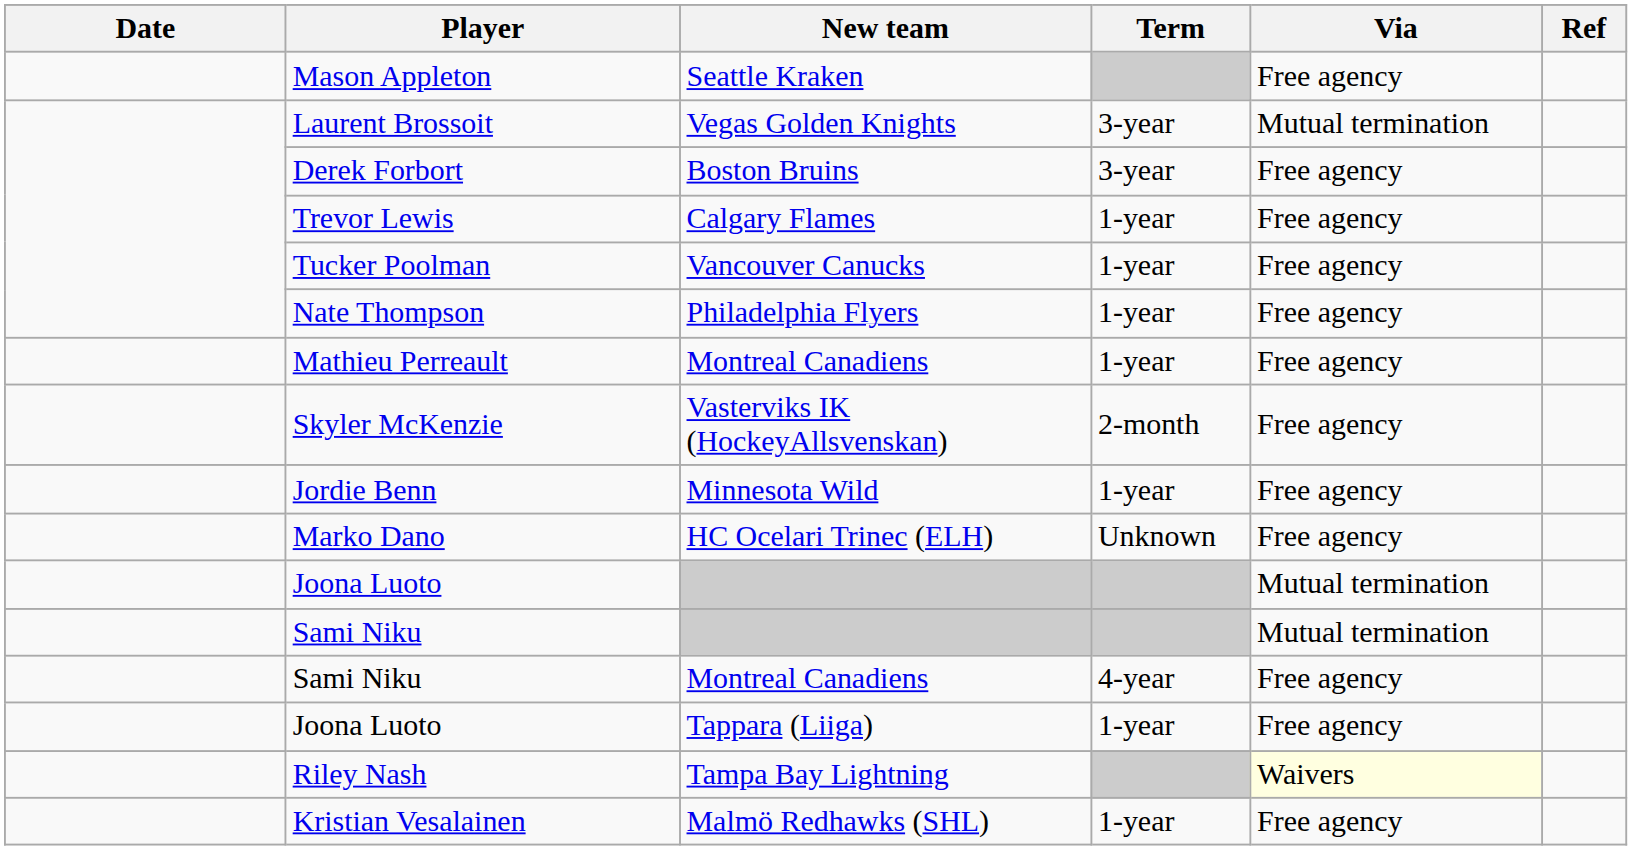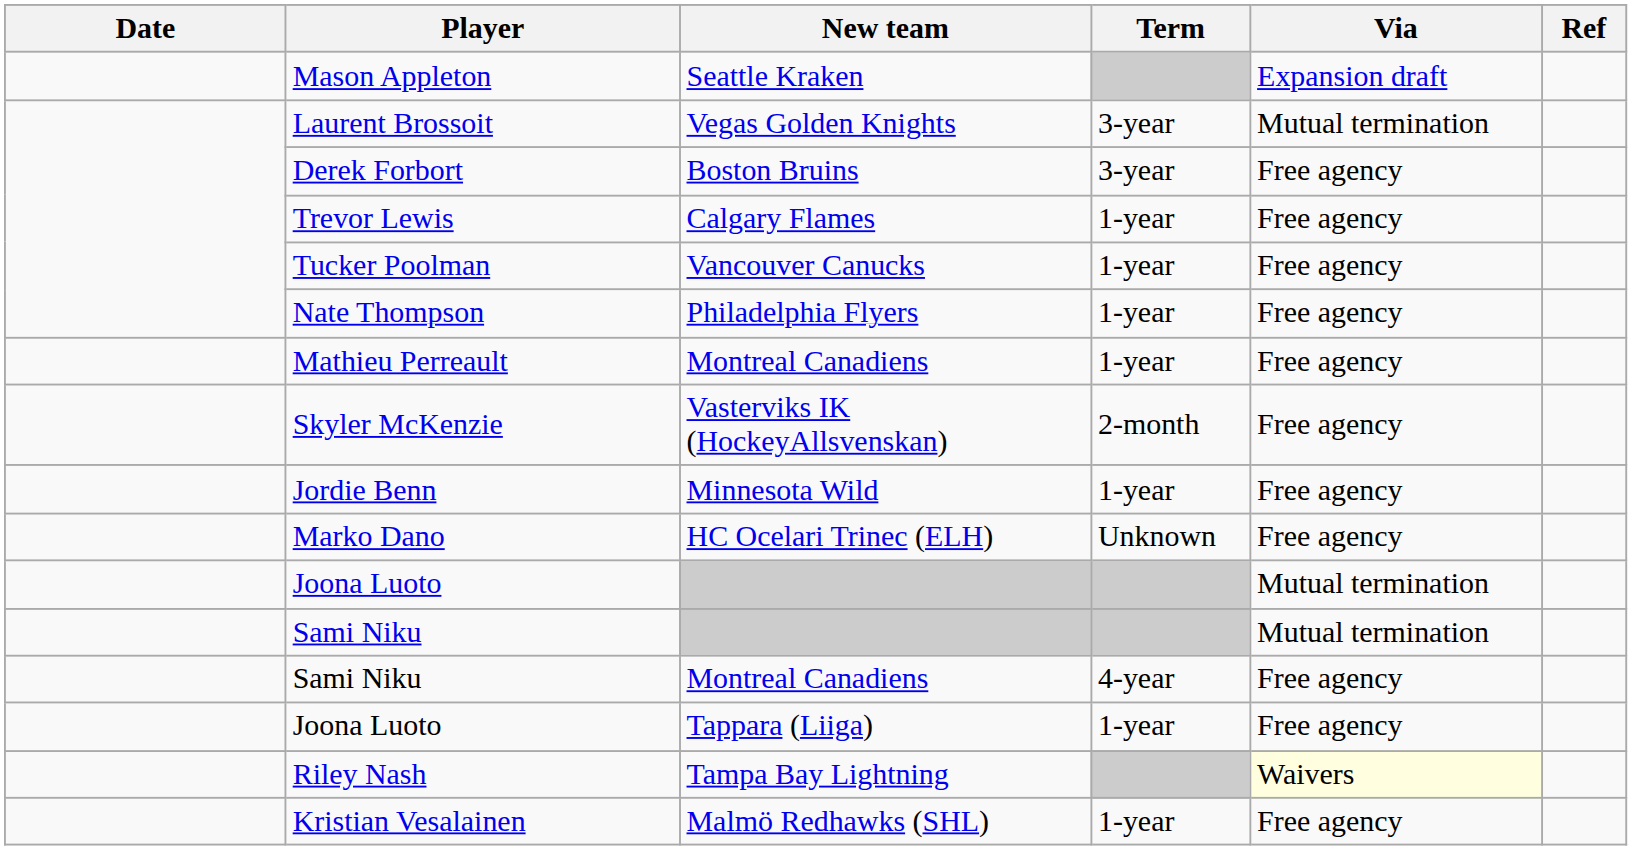(1330, 75) Free agency -> (1352, 75) Expansion draft
